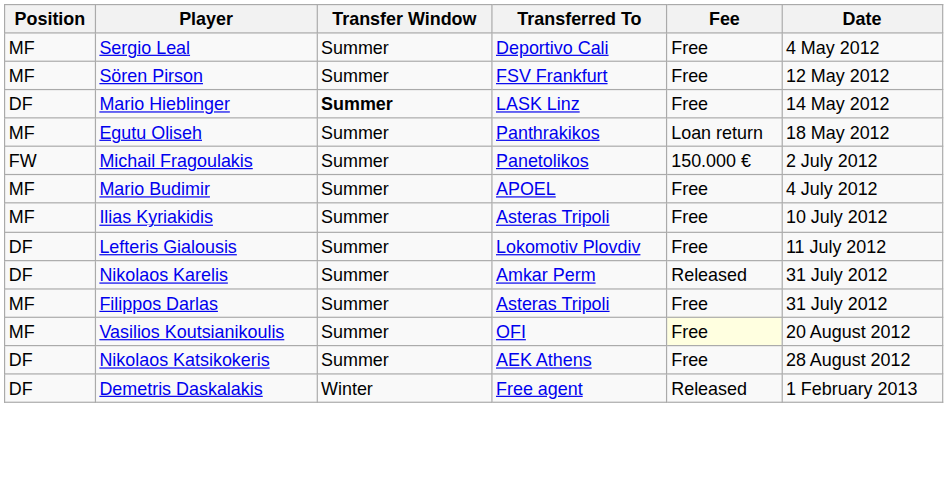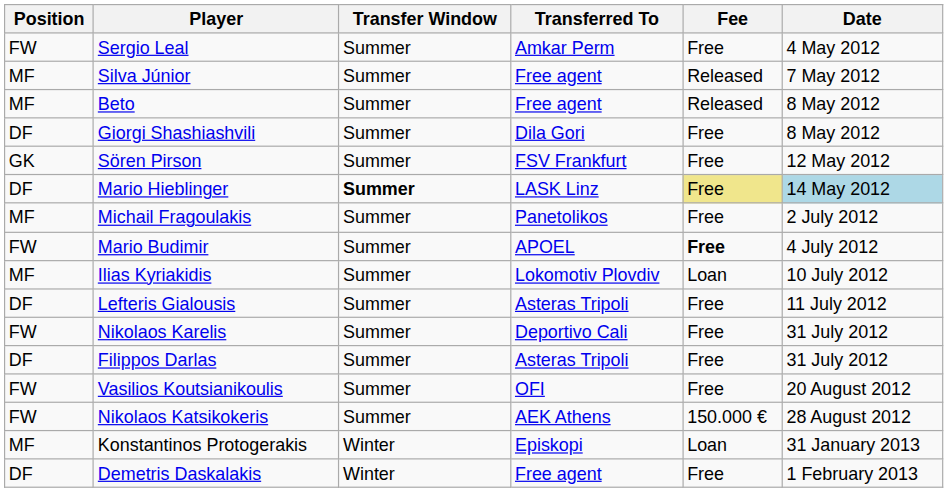(22, 47) MF -> (23, 47) FW
(552, 47) Deportivo Cali -> (565, 47) Amkar Perm
+ row: (144, 76)
+ row: (116, 104)
+ row: (177, 133)
(22, 76) MF -> (22, 161) GK
(690, 104) no background -> (706, 189) khaki background
(838, 104) no background -> (838, 189) lightblue background
- row: (151, 133)
(23, 161) FW -> (22, 218) MF
(711, 161) 150.000 € -> (706, 218) Free
(22, 189) MF -> (23, 246) FW
(690, 189) normal -> (706, 246) bold
(553, 218) Asteras Tripoli -> (587, 275) Lokomotiv Plovdiv
(690, 218) Free -> (707, 275) Loan
(568, 246) Lokomotiv Plovdiv -> (572, 303) Asteras Tripoli
(21, 275) DF -> (23, 331) FW
(546, 275) Amkar Perm -> (571, 331) Deportivo Cali
(709, 275) Released -> (706, 331) Free
(22, 303) MF -> (21, 360) DF
(22, 331) MF -> (23, 388) FW
(690, 331) lightyellow background -> (706, 388) no background
(21, 360) DF -> (23, 416) FW
(690, 360) Free -> (727, 416) 150.000 €
+ row: (202, 445)
(709, 388) Released -> (706, 473) Free
